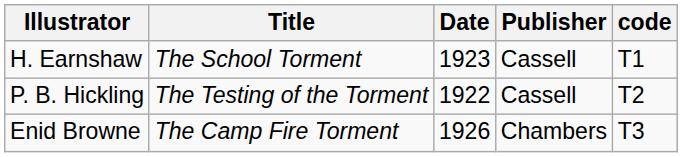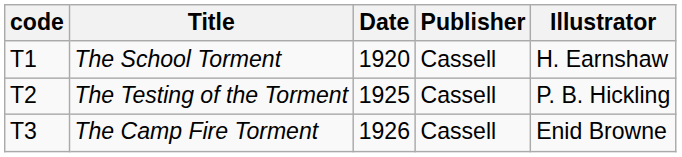columns swapped: (645, 22) <-> (77, 22)
(465, 59) 1923 -> (384, 59) 1920
(465, 95) 1922 -> (384, 95) 1925
(554, 132) Chambers -> (458, 132) Cassell
